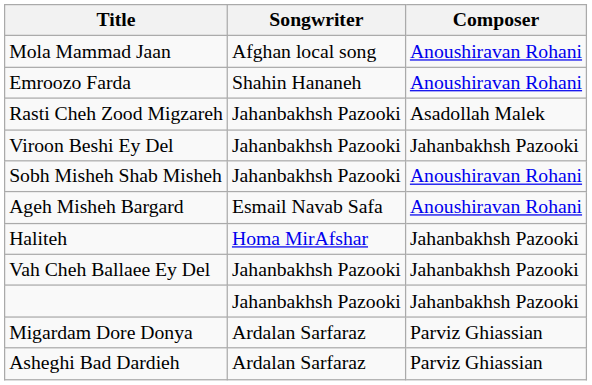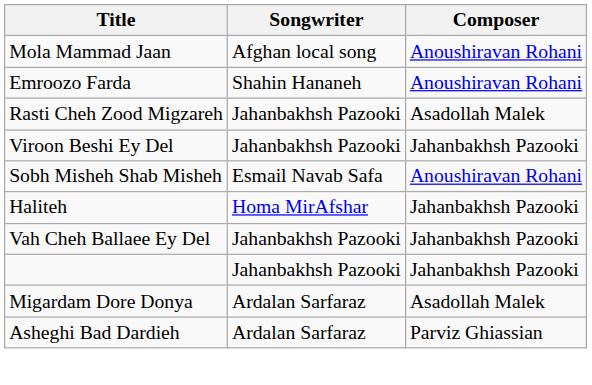(316, 176) Jahanbakhsh Pazooki -> (307, 176) Esmail Navab Safa
- row: (96, 207)
(476, 332) Parviz Ghiassian -> (477, 301) Asadollah Malek
